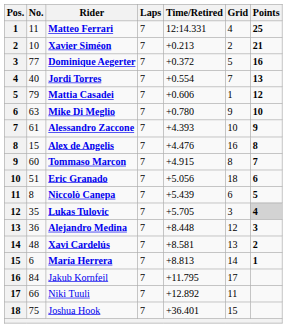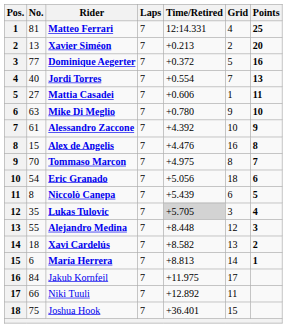(34, 29) 11 -> (34, 29) 81
(34, 46) 10 -> (34, 46) 13
(258, 46) 21 -> (258, 46) 20
(34, 95) 79 -> (34, 95) 27
(258, 95) 12 -> (258, 95) 11
(180, 128) +4.393 -> (180, 128) +4.392
(34, 161) 60 -> (34, 161) 70
(180, 161) +4.915 -> (180, 161) +4.975
(34, 178) 51 -> (34, 178) 54
(180, 211) no background -> (180, 211) lightgrey background
(255, 211) lightgrey background -> (255, 211) no background
(34, 227) 36 -> (34, 227) 55
(34, 244) 48 -> (34, 244) 18
(180, 244) +8.581 -> (180, 244) +8.582
(182, 277) +11.795 -> (182, 277) +11.975
